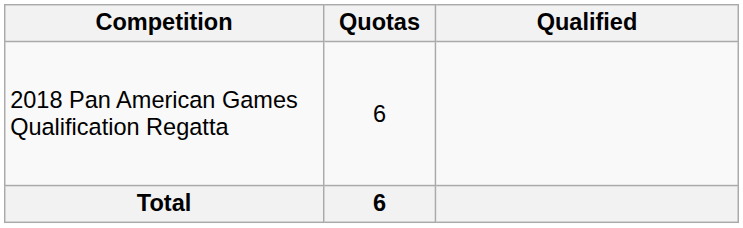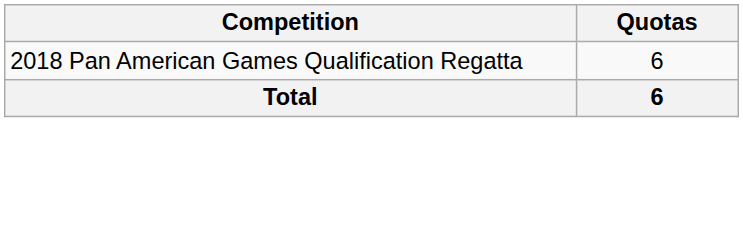- column: (587, 23)
